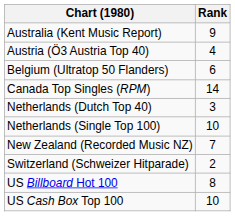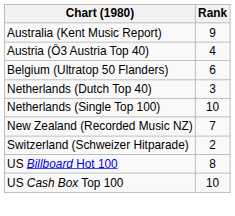- row: (79, 88)
